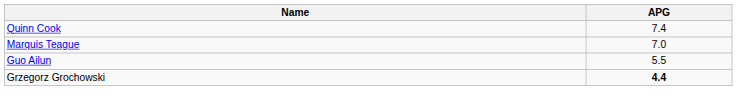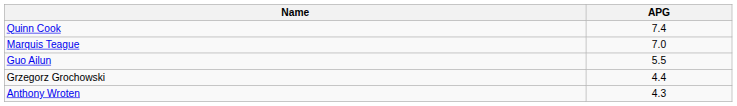(659, 77) bold -> (659, 77) normal
+ row: (43, 93)
